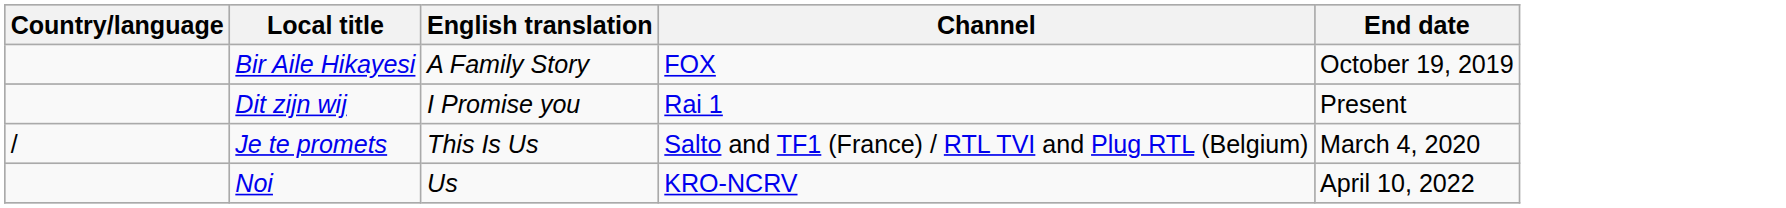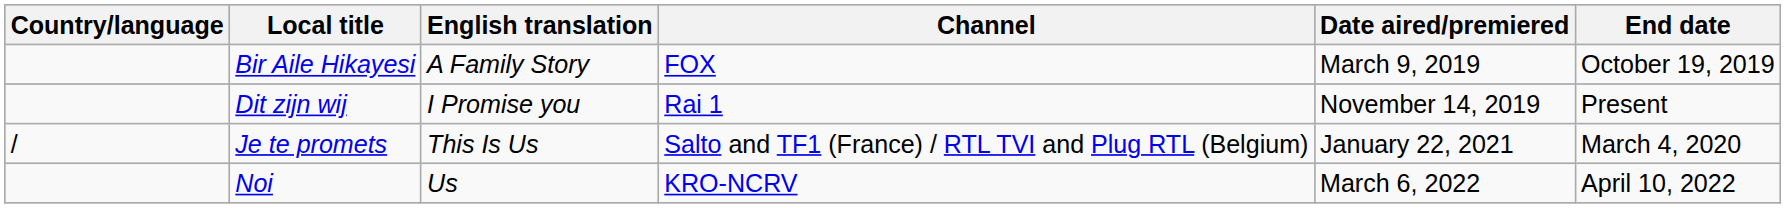+ column: (1445, 25)
